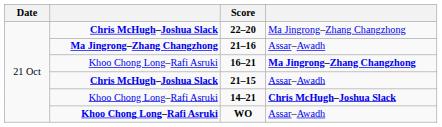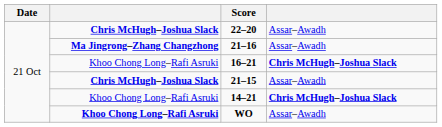(337, 30) Ma Jingrong–Zhang Changzhong -> (297, 30) Assar–Awadh
(342, 63) Ma Jingrong–Zhang Changzhong -> (333, 63) Chris McHugh–Joshua Slack
